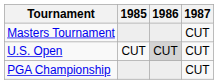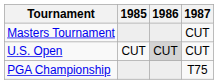(197, 70) CUT -> (197, 70) T75
